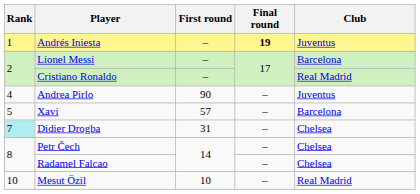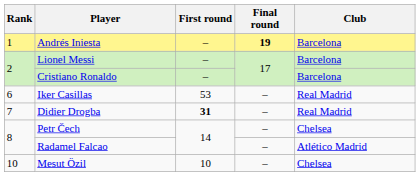(316, 42) Juventus -> (319, 42) Barcelona
(324, 77) Real Madrid -> (319, 77) Barcelona
- row: (65, 94)
- row: (48, 111)
+ row: (65, 94)
(10, 128) paleturquoise background -> (10, 111) no background
(205, 128) normal -> (205, 111) bold
(314, 128) Chelsea -> (324, 111) Real Madrid
(314, 163) Chelsea -> (332, 146) Atlético Madrid
(324, 180) Real Madrid -> (314, 163) Chelsea
